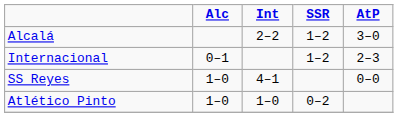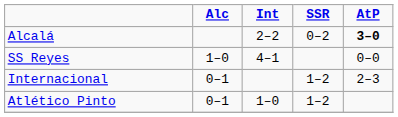(318, 37) 1–2 -> (318, 37) 0–2
(368, 37) normal -> (368, 37) bold
rows swapped: (58, 58) <-> (39, 80)
(217, 102) 1–0 -> (217, 102) 0–1
(318, 102) 0–2 -> (318, 102) 1–2
